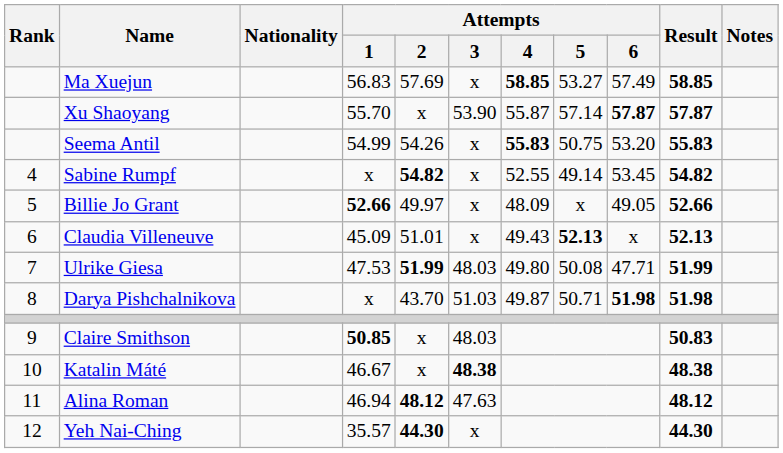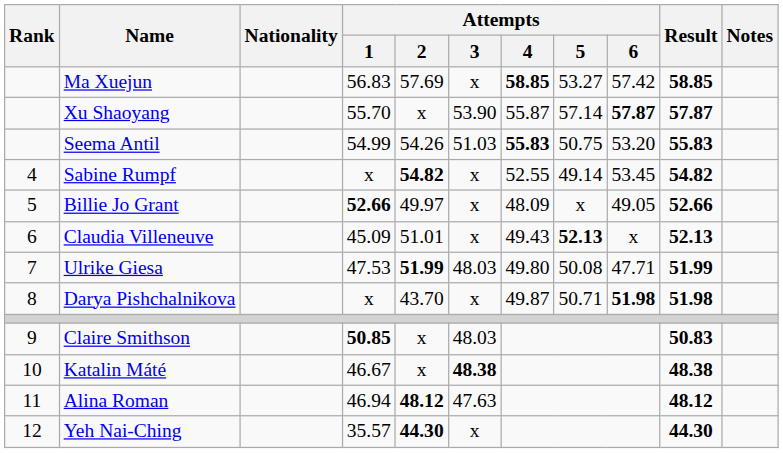(633, 81) 57.49 -> (633, 81) 57.42
(475, 143) x -> (475, 143) 51.03
(475, 298) 51.03 -> (475, 298) x
